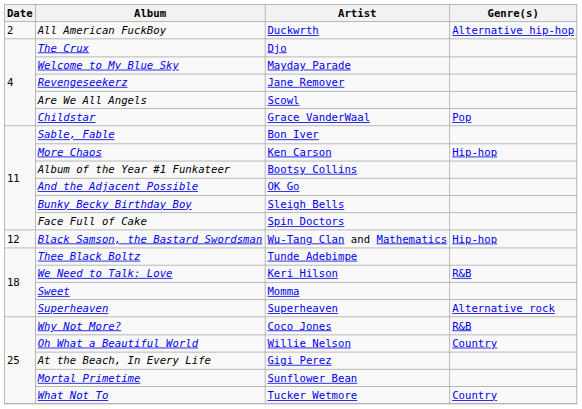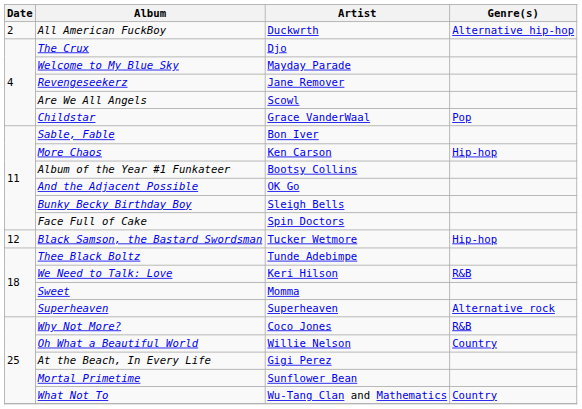(357, 239) Wu-Tang Clan and Mathematics -> (312, 239) Tucker Wetmore
(312, 395) Tucker Wetmore -> (357, 395) Wu-Tang Clan and Mathematics
